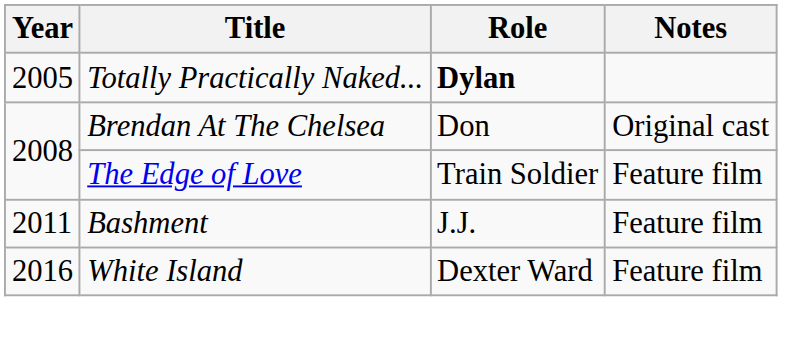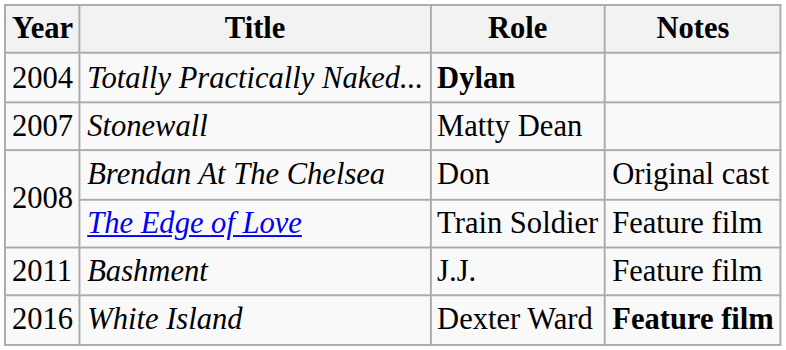(43, 77) 2005 -> (43, 77) 2004
+ row: (147, 125)
(687, 271) normal -> (693, 319) bold
